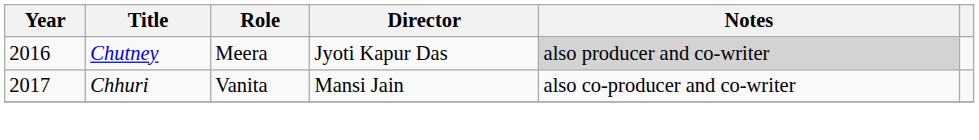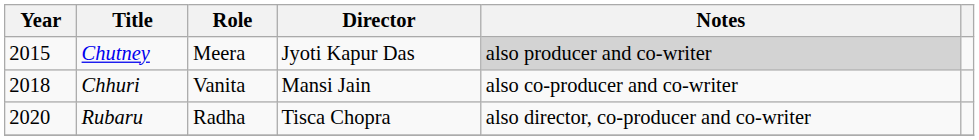(30, 53) 2016 -> (30, 53) 2015
(30, 85) 2017 -> (30, 85) 2018
+ row: (112, 118)
